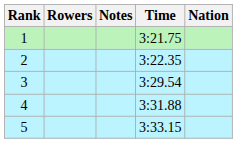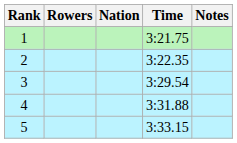columns swapped: (208, 15) <-> (116, 15)
